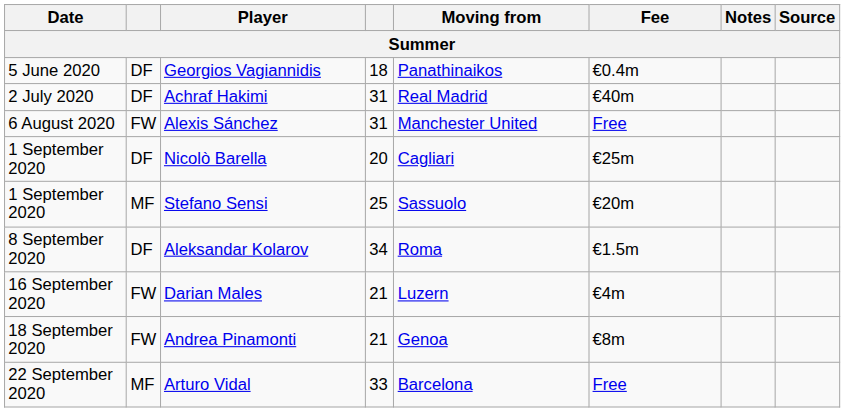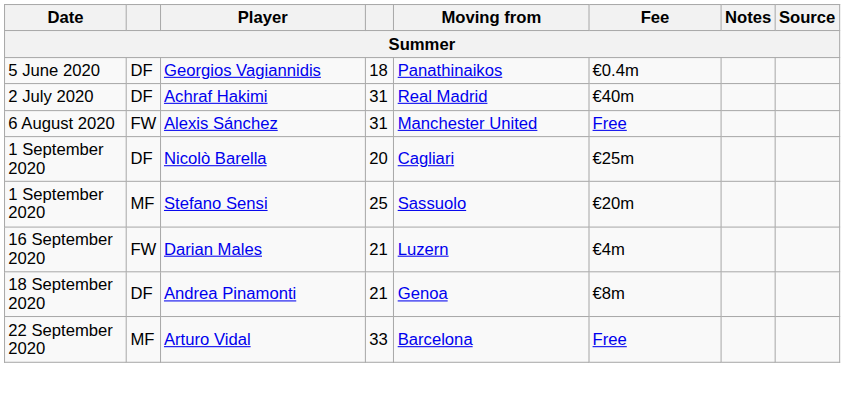- row: (236, 249)
(143, 339) FW -> (142, 294) DF
